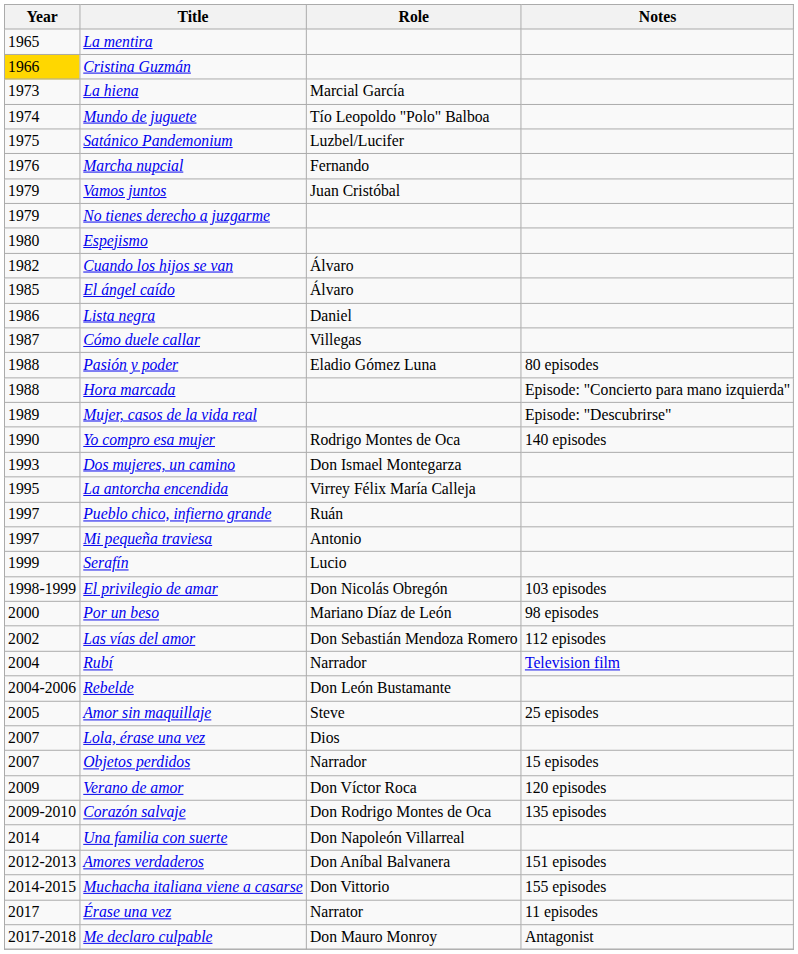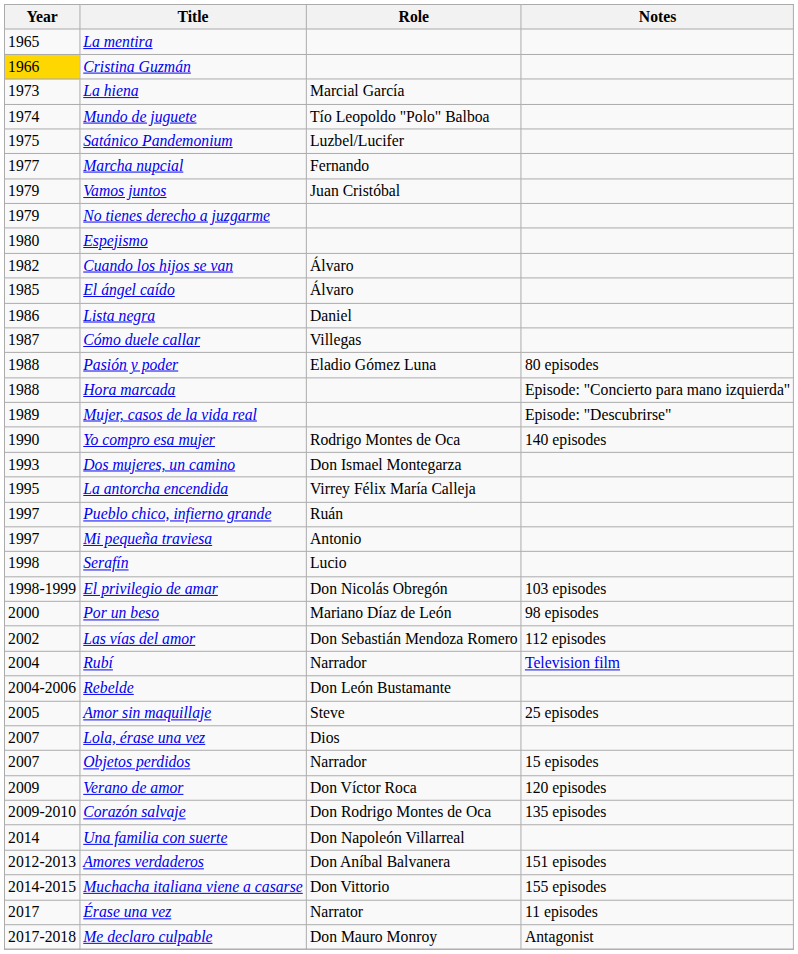(24, 166) 1976 -> (24, 166) 1977
(24, 564) 1999 -> (24, 564) 1998
